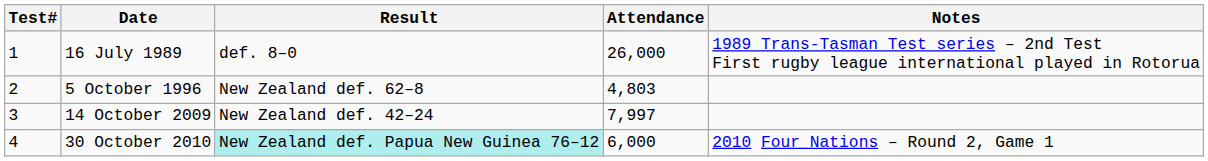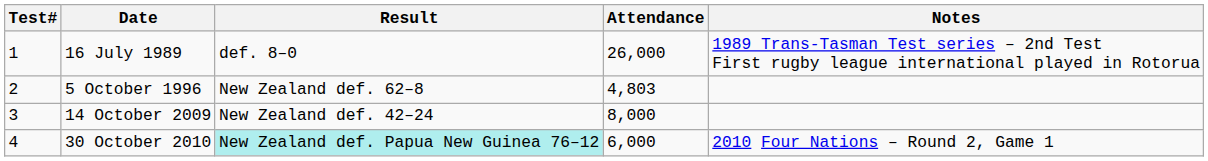(631, 116) 7,997 -> (631, 116) 8,000
